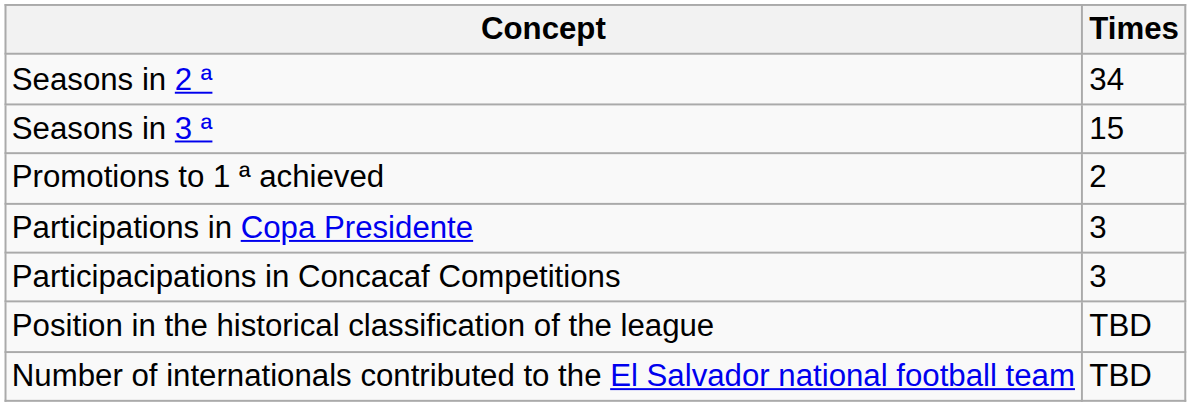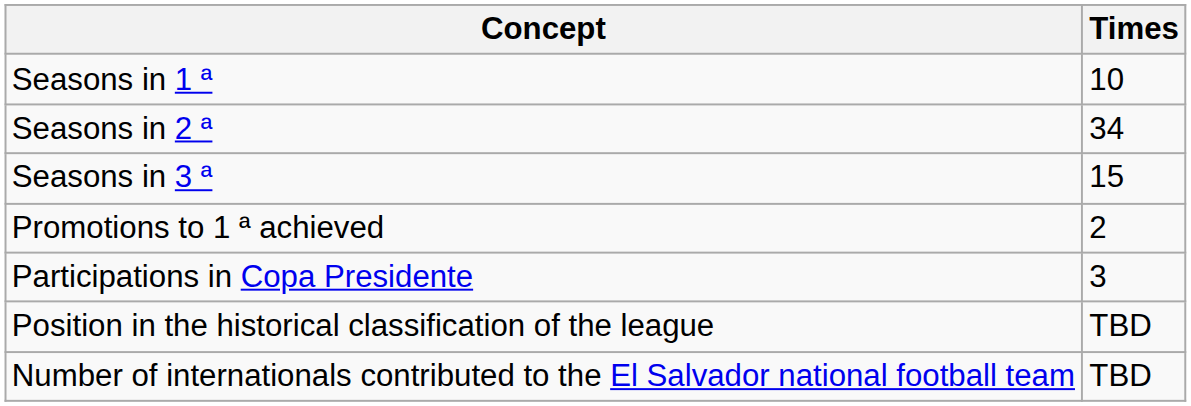+ row: (112, 78)
- row: (316, 276)
